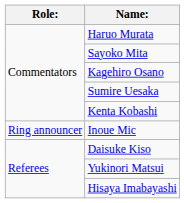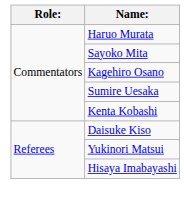- row: (112, 130)
